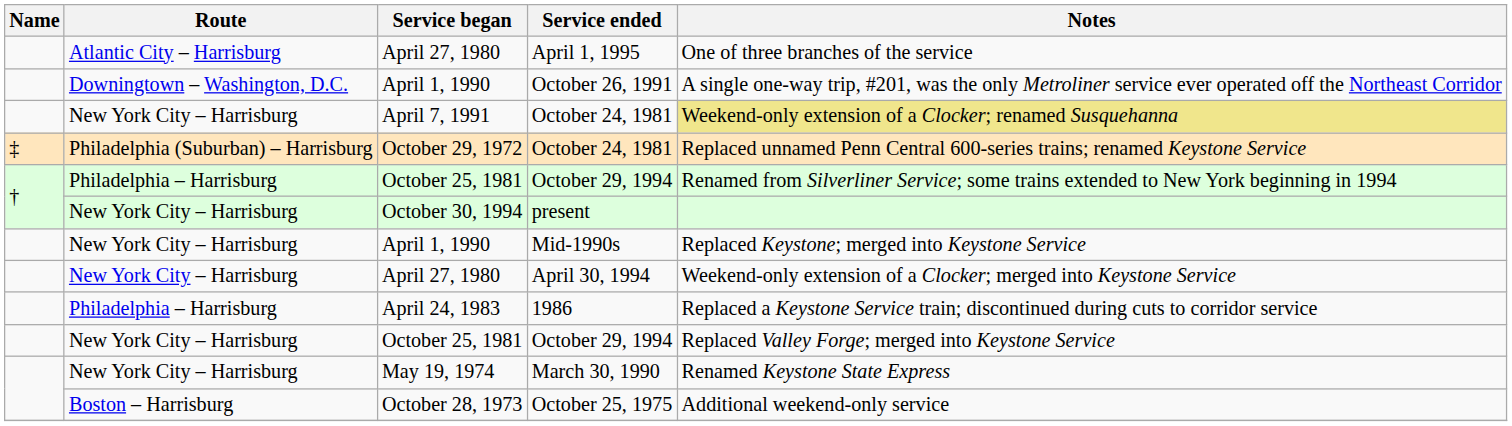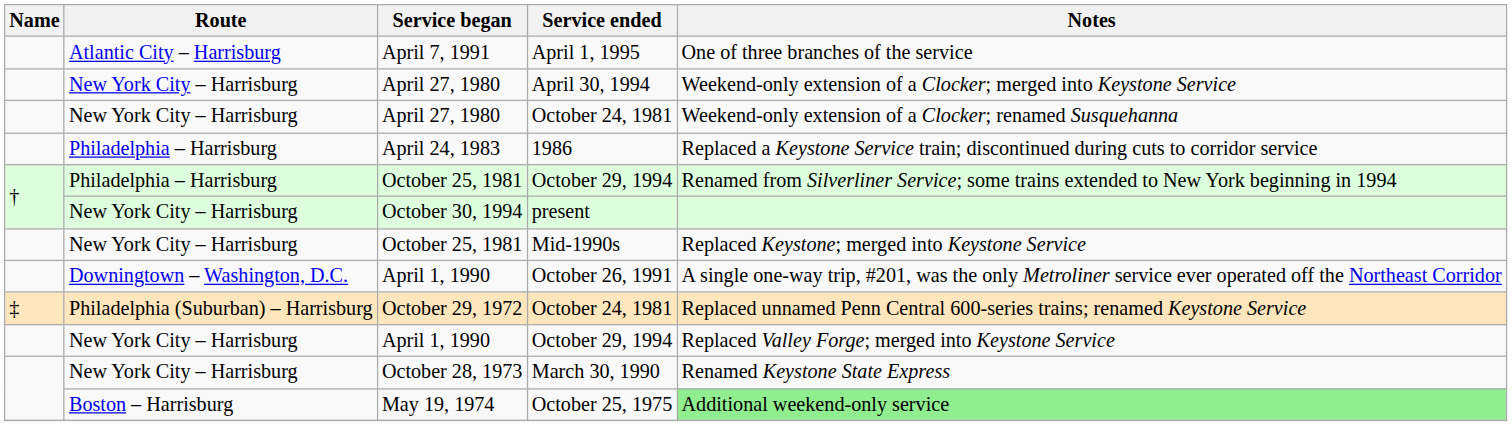(441, 52) April 27, 1980 -> (436, 52) April 7, 1991
rows swapped: (183, 276) <-> (209, 84)
(436, 116) April 7, 1991 -> (441, 116) April 27, 1980
(930, 116) khaki background -> (930, 116) no background
rows swapped: (173, 308) <-> (221, 148)
(436, 244) April 1, 1990 -> (452, 244) October 25, 1981
(452, 340) October 25, 1981 -> (436, 340) April 1, 1990
(438, 372) May 19, 1974 -> (452, 372) October 28, 1973
(452, 404) October 28, 1973 -> (438, 404) May 19, 1974
(815, 404) no background -> (815, 404) lightgreen background
